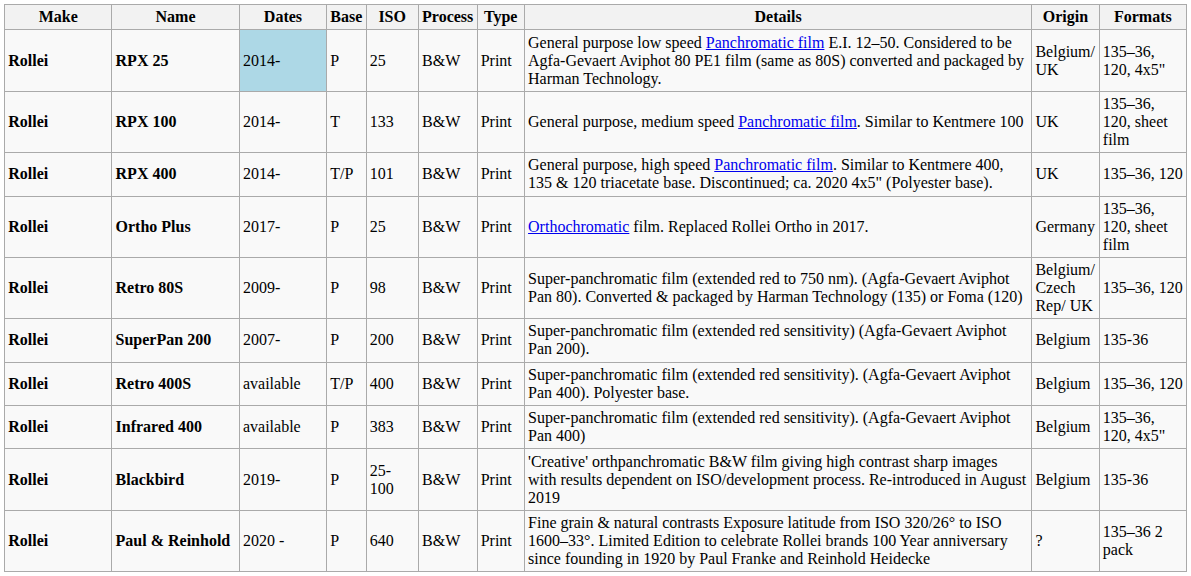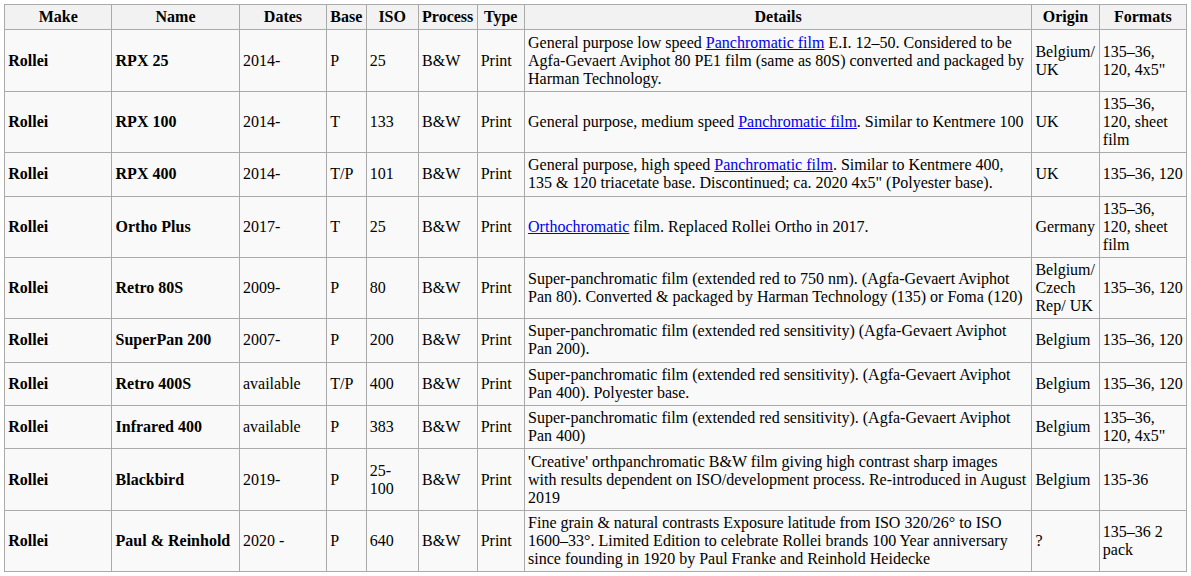(262, 60) lightblue background -> (262, 60) no background
(335, 226) P -> (335, 226) T
(378, 288) 98 -> (378, 288) 80
(1125, 340) 135-36 -> (1143, 340) 135–36, 120
